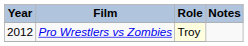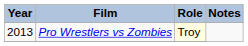(20, 32) 2012 -> (20, 32) 2013
